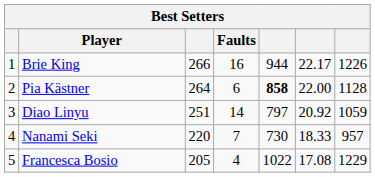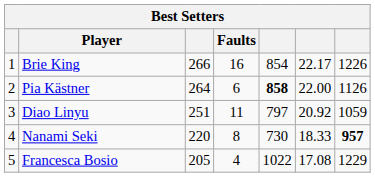(277, 64) 944 -> (277, 64) 854
(353, 88) 1128 -> (353, 88) 1126
(236, 112) 14 -> (236, 112) 11
(236, 136) 7 -> (236, 136) 8
(353, 136) normal -> (353, 136) bold
